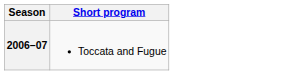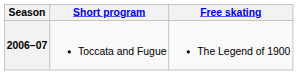+ column: (231, 12)
